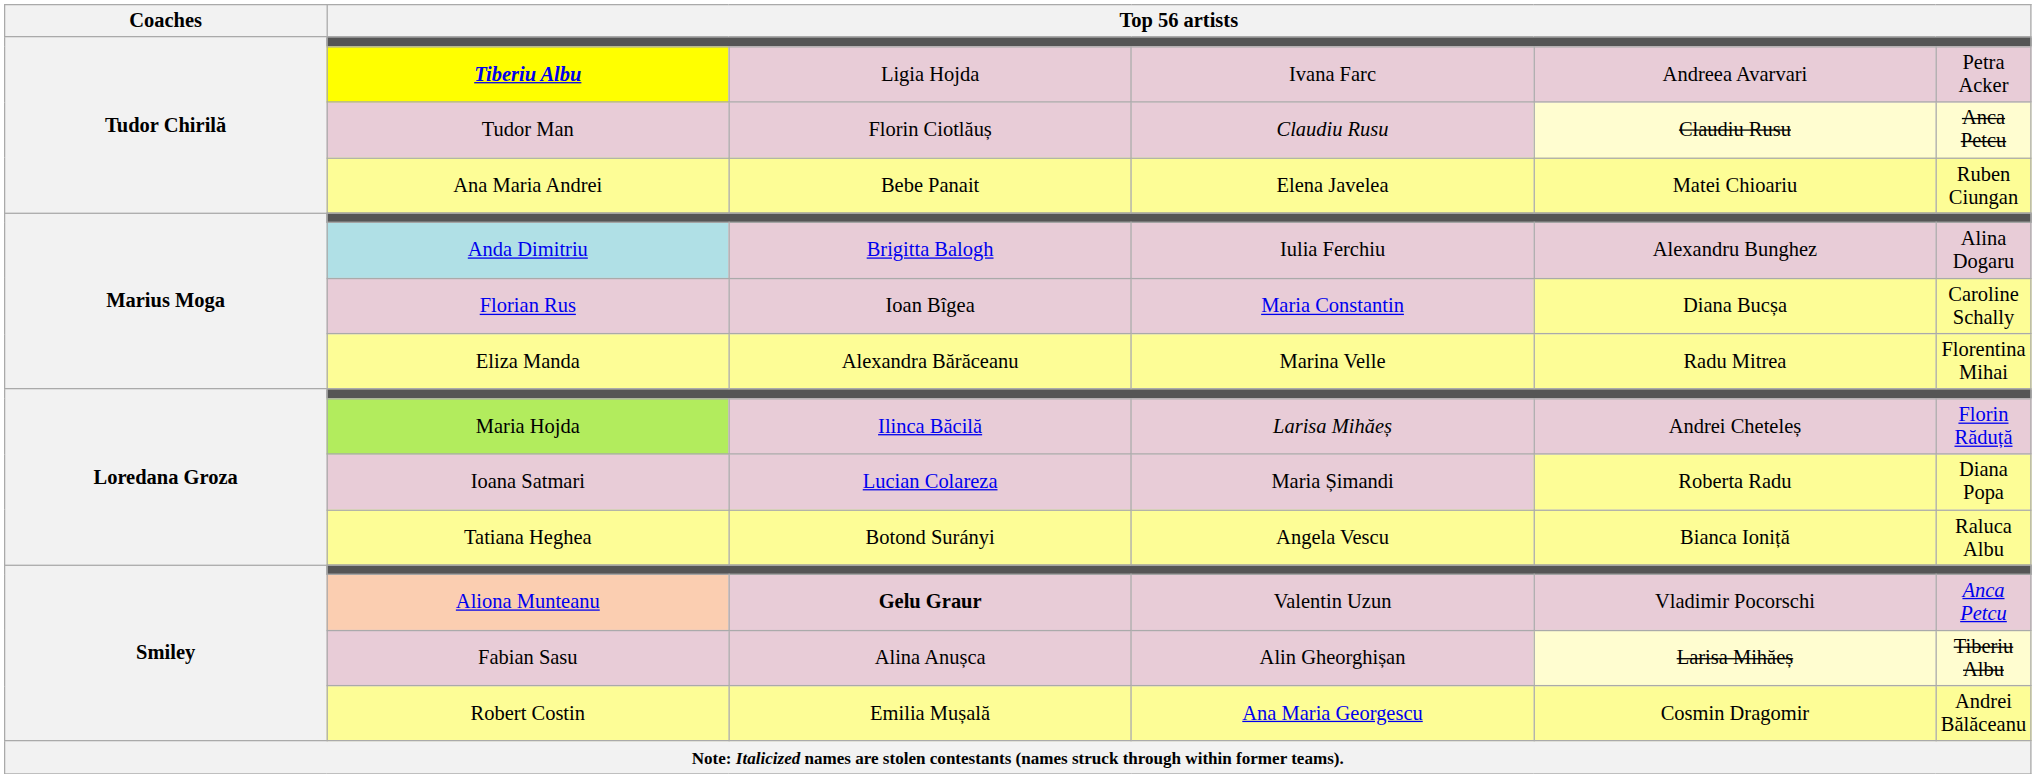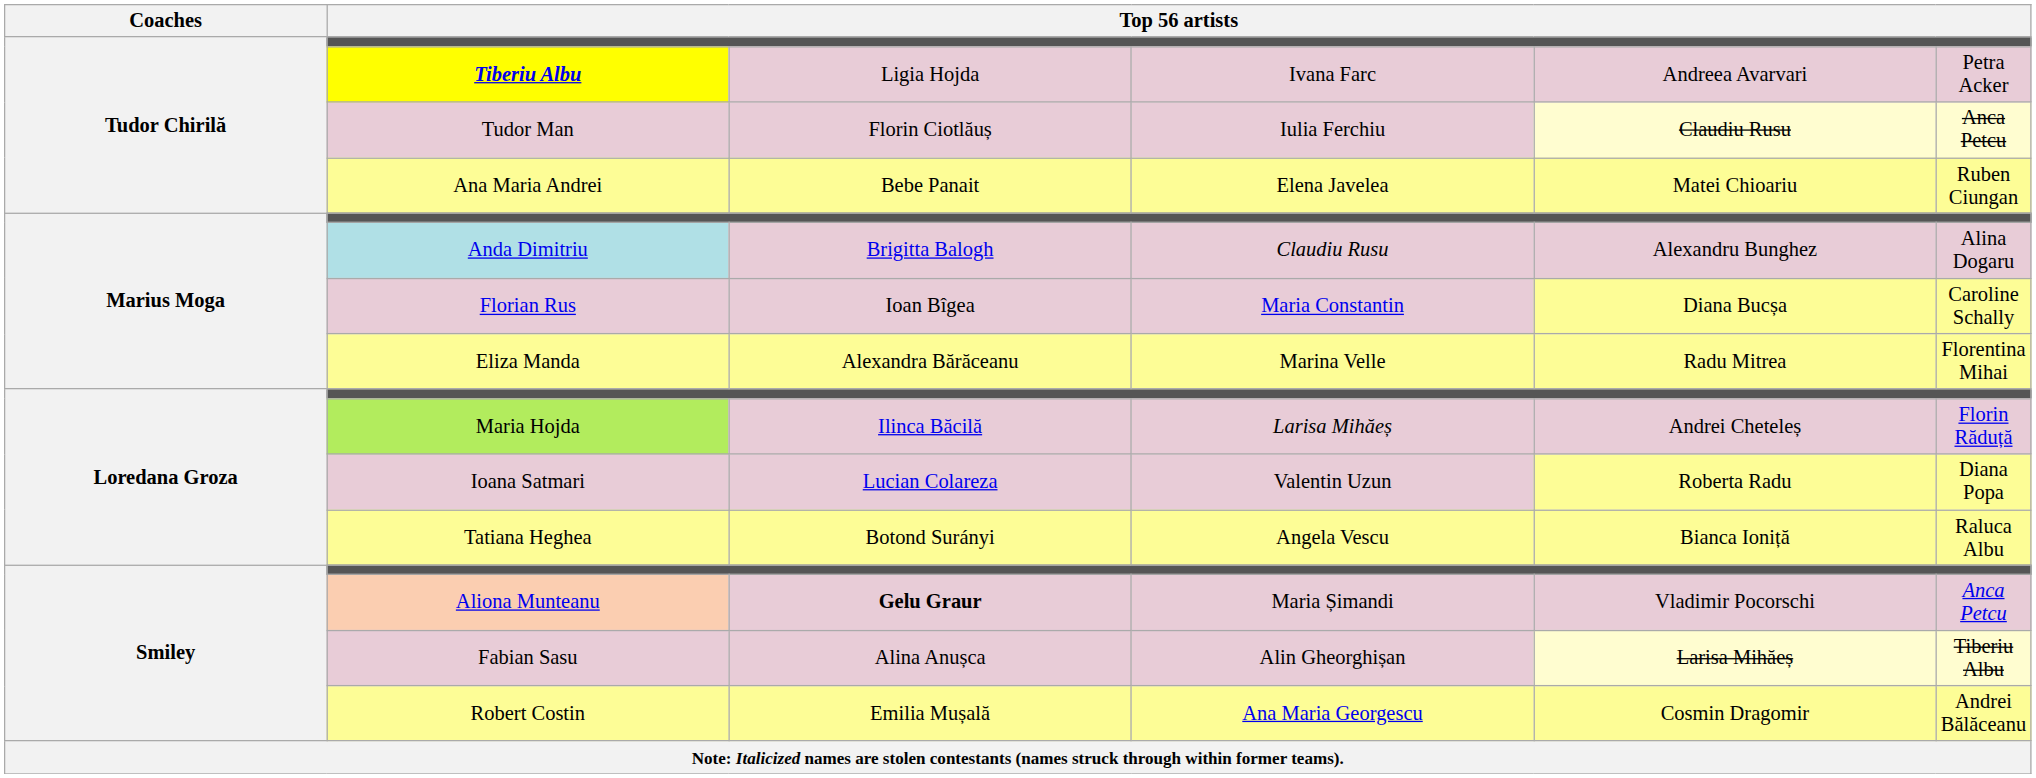(1333, 129) Claudiu Rusu -> (1333, 129) Iulia Ferchiu
(1333, 250) Iulia Ferchiu -> (1333, 250) Claudiu Rusu
(1333, 481) Maria Șimandi -> (1333, 481) Valentin Uzun
(1333, 602) Valentin Uzun -> (1333, 602) Maria Șimandi
